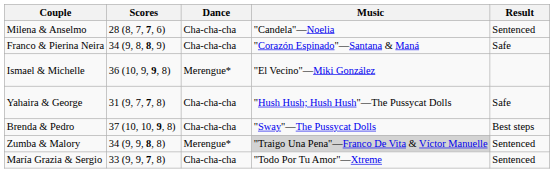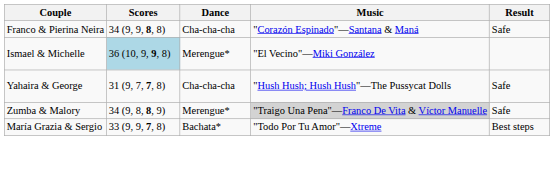- row: (47, 29)
(137, 45) 34 (9, 8, 8, 9) -> (137, 29) 34 (9, 9, 8, 8)
(140, 70) no background -> (140, 53) lightblue background
- row: (41, 127)
(137, 143) 34 (9, 9, 8, 8) -> (137, 110) 34 (9, 8, 8, 9)
(514, 143) Sentenced -> (501, 110) Safe
(210, 160) Cha-cha-cha -> (202, 127) Bachata*
(514, 160) Sentenced -> (513, 127) Best steps
